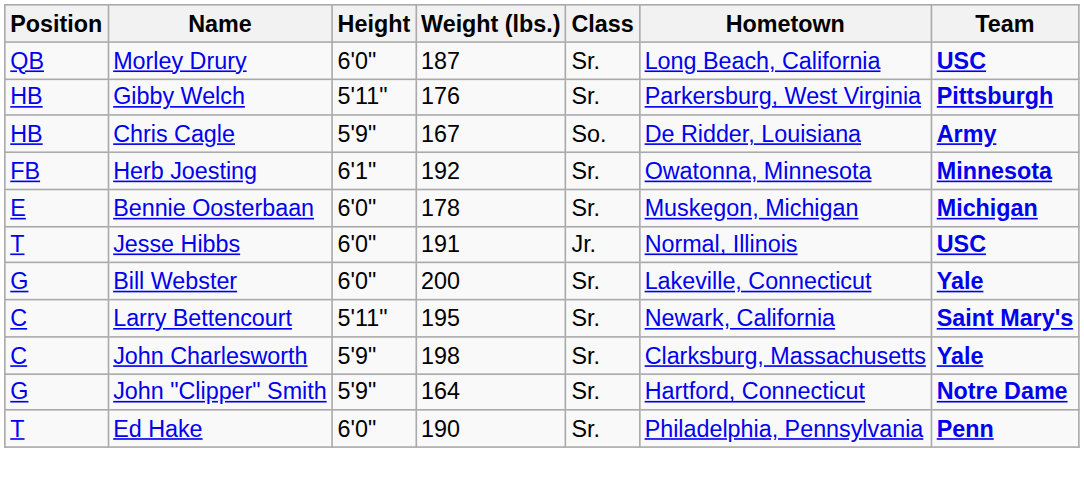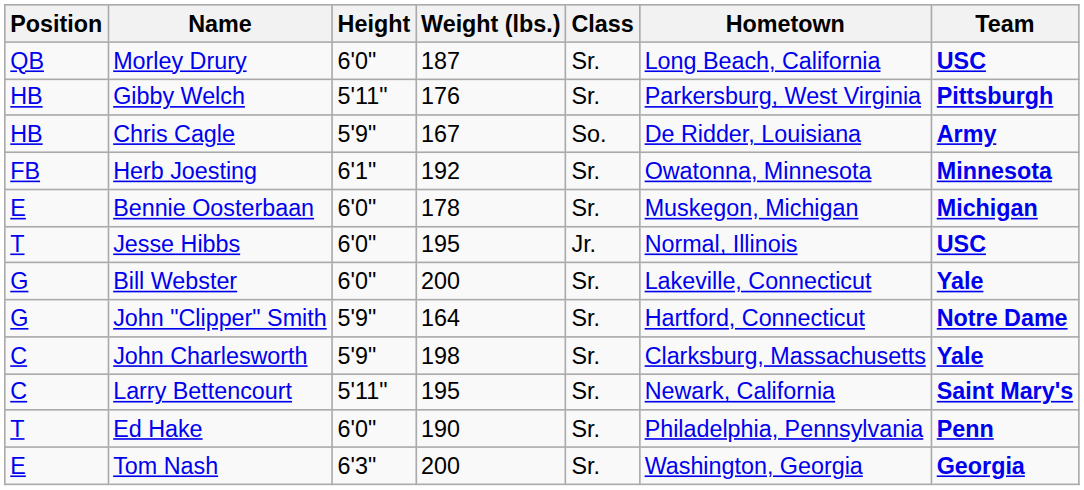(441, 245) 191 -> (441, 245) 195
rows swapped: (203, 318) <-> (220, 392)
+ row: (166, 466)
